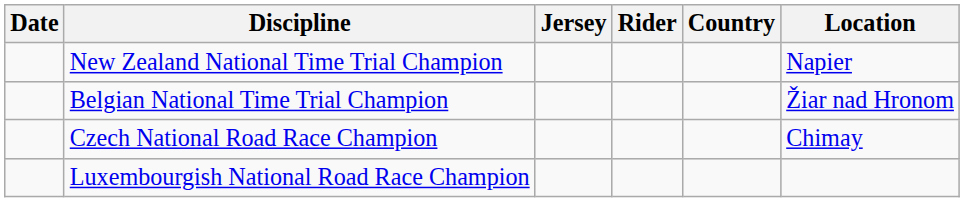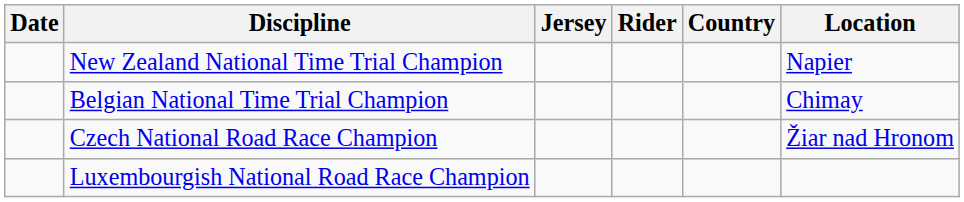(870, 100) Žiar nad Hronom -> (824, 100) Chimay
(824, 138) Chimay -> (870, 138) Žiar nad Hronom
